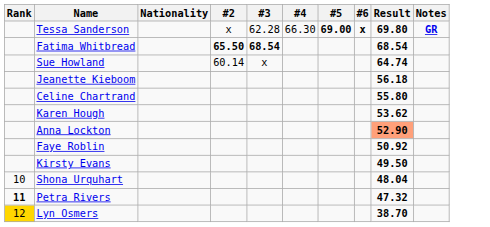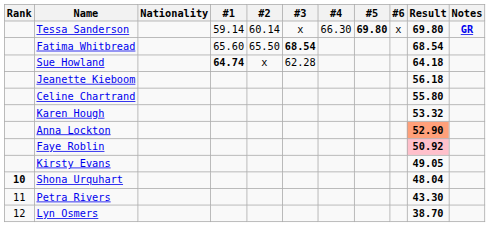+ column: (229, 13)
(229, 30) x -> (264, 30) 60.14
(264, 30) 62.28 -> (300, 30) x
(336, 30) 69.00 -> (372, 30) 69.80
(363, 30) bold -> (398, 30) normal
(229, 46) bold -> (264, 46) normal
(229, 63) 60.14 -> (264, 63) x
(264, 63) x -> (300, 63) 62.28
(392, 63) 64.74 -> (428, 63) 64.18
(392, 113) 53.62 -> (428, 113) 53.32
(392, 147) no background -> (428, 147) pink background
(392, 163) 49.50 -> (428, 163) 49.05
(19, 180) normal -> (19, 180) bold
(19, 197) bold -> (19, 197) normal
(392, 197) 47.32 -> (428, 197) 43.30
(19, 214) gold background -> (19, 214) no background
